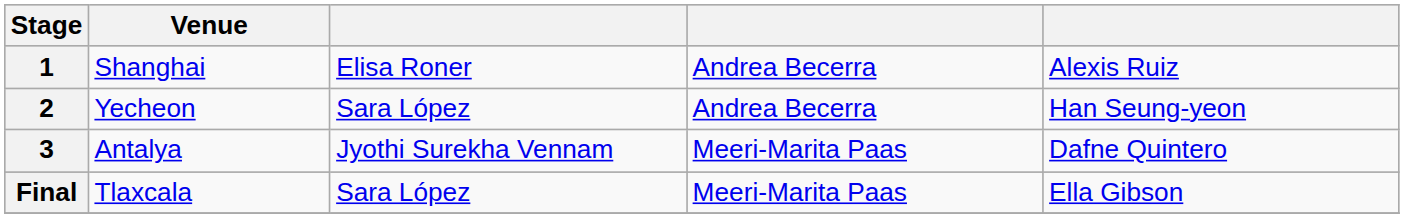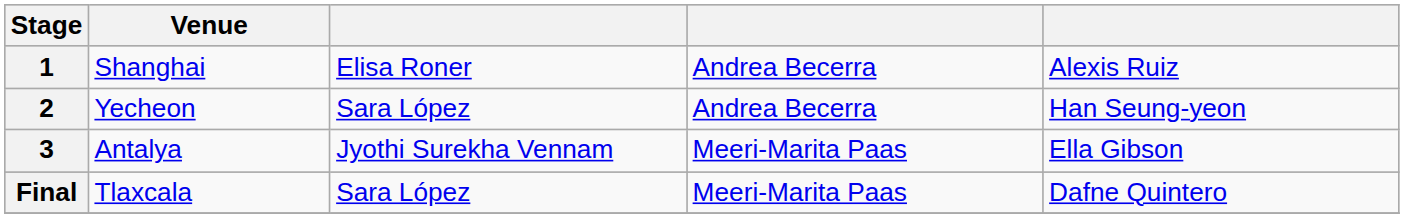(1138, 150) Dafne Quintero -> (1116, 150) Ella Gibson
(1116, 191) Ella Gibson -> (1138, 191) Dafne Quintero
